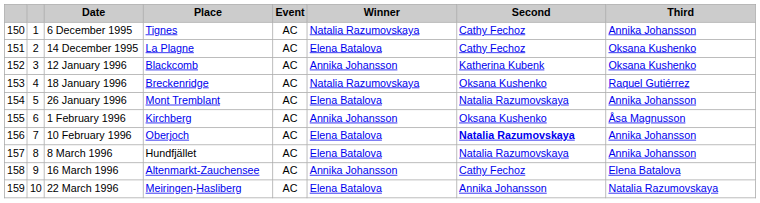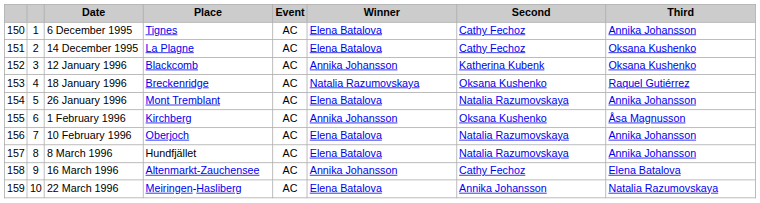(365, 30) Natalia Razumovskaya -> (346, 30) Elena Batalova
(517, 135) bold -> (514, 135) normal
